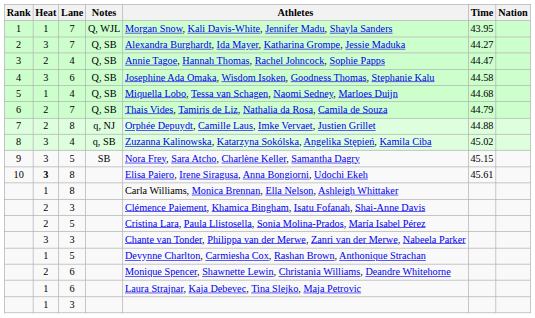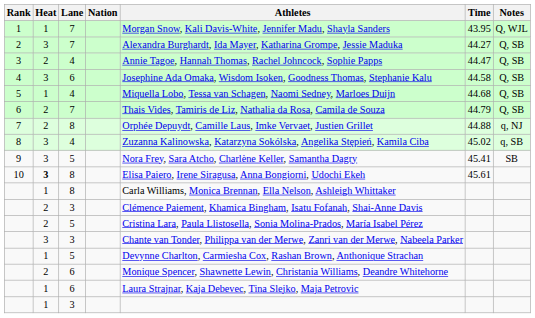columns swapped: (513, 12) <-> (104, 12)
(482, 158) 45.15 -> (479, 158) 45.41
